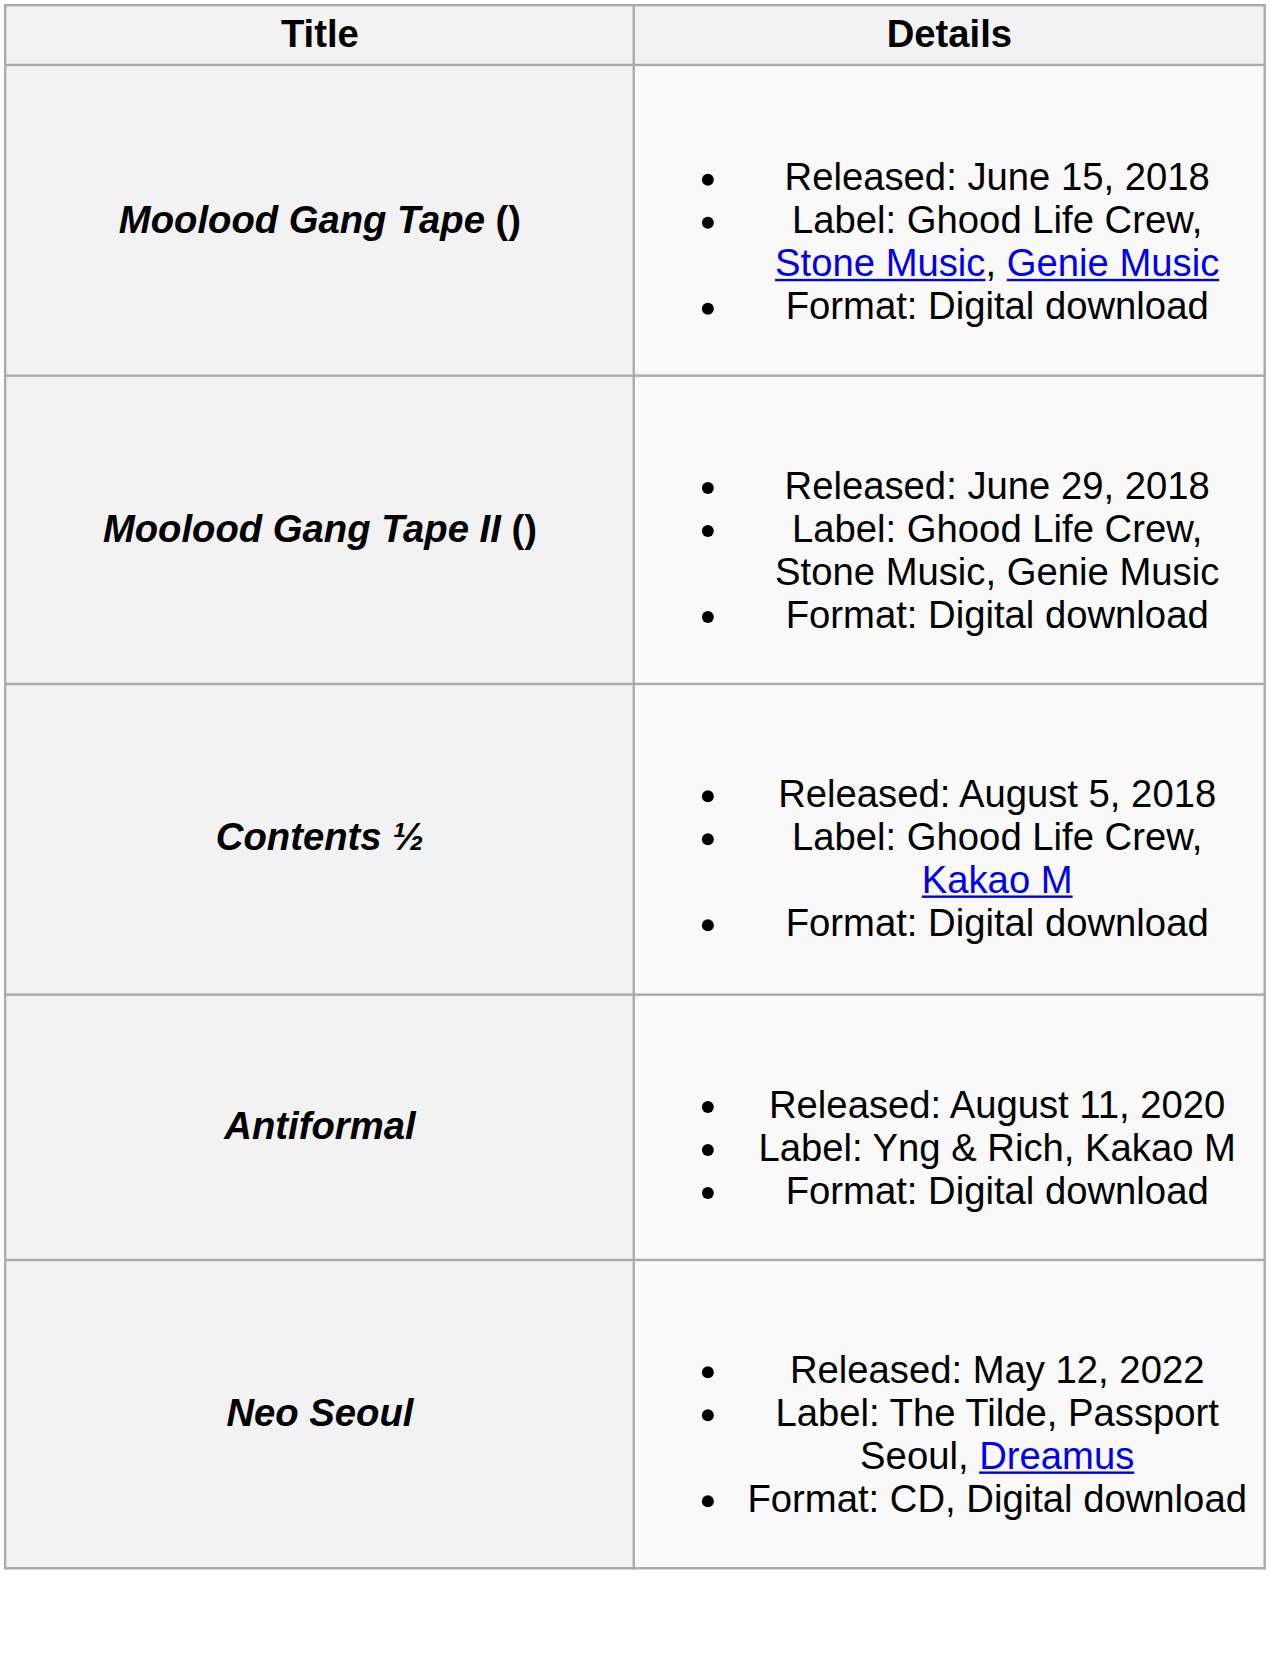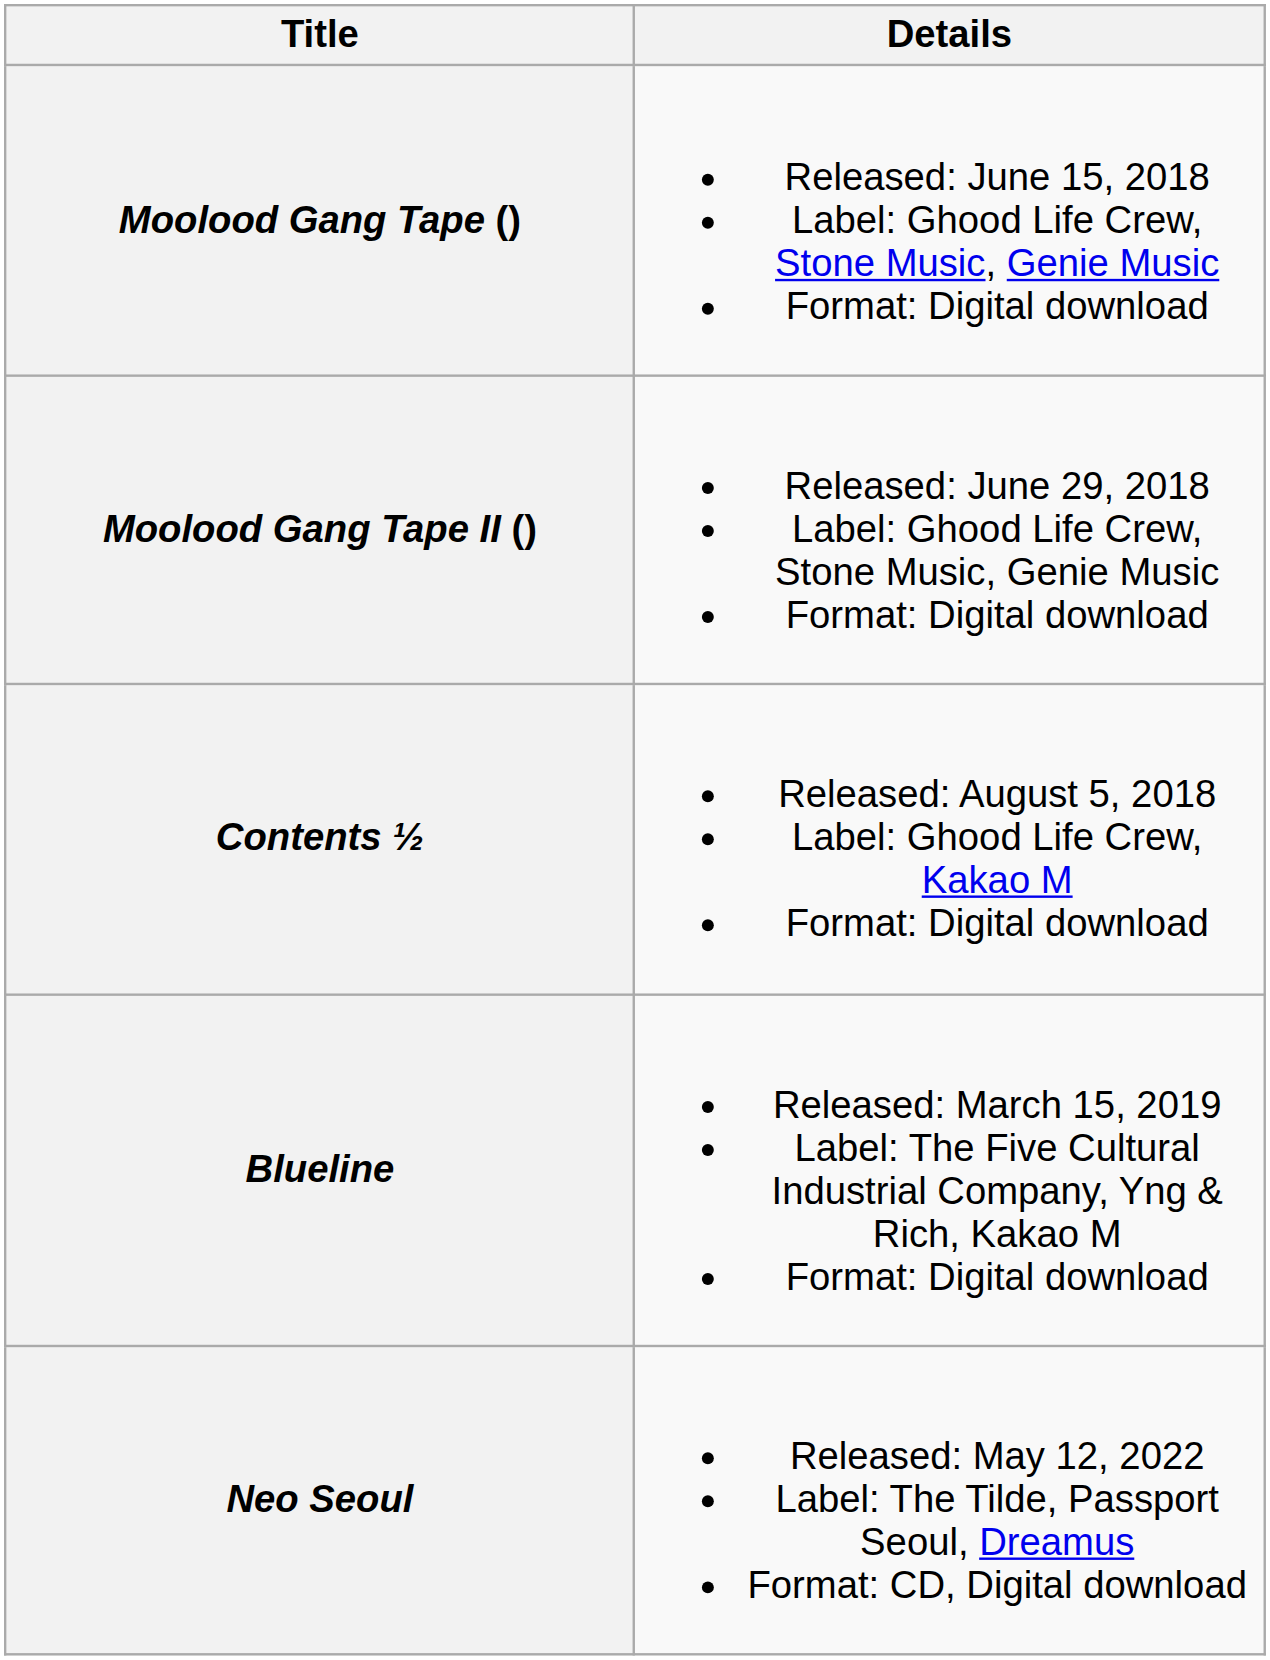+ row: (320, 1168)
- row: (320, 1125)
